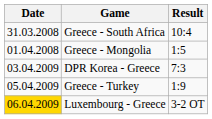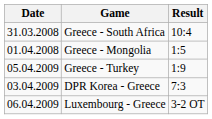rows swapped: (112, 68) <-> (102, 86)
(33, 104) gold background -> (33, 104) no background
